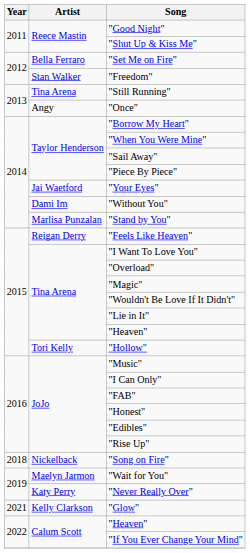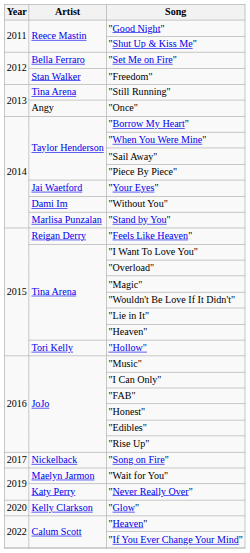(17, 460) 2018 -> (17, 460) 2017
(17, 508) 2021 -> (17, 508) 2020
